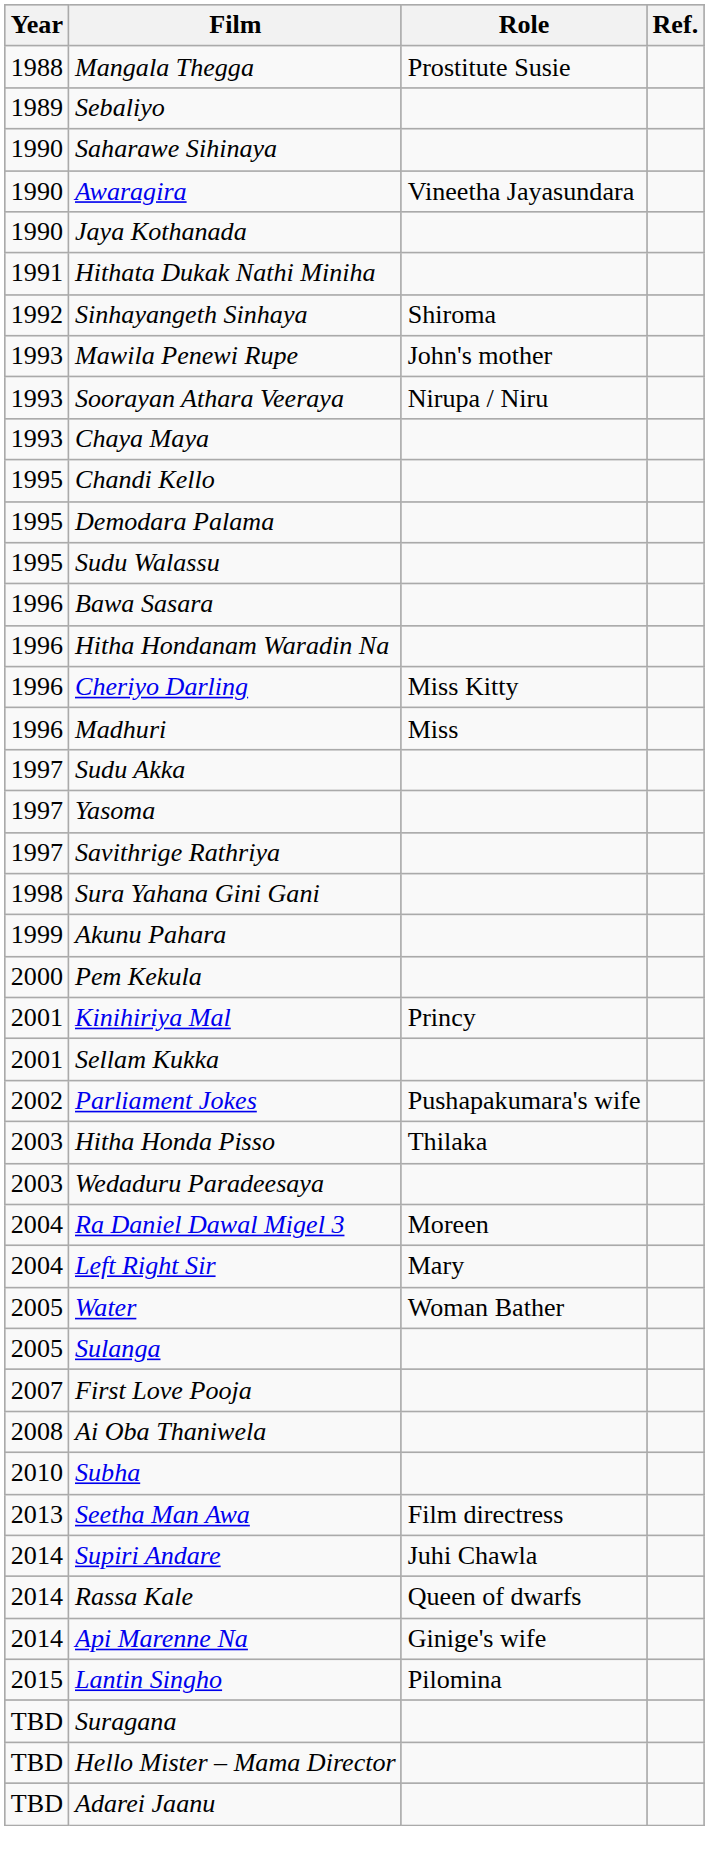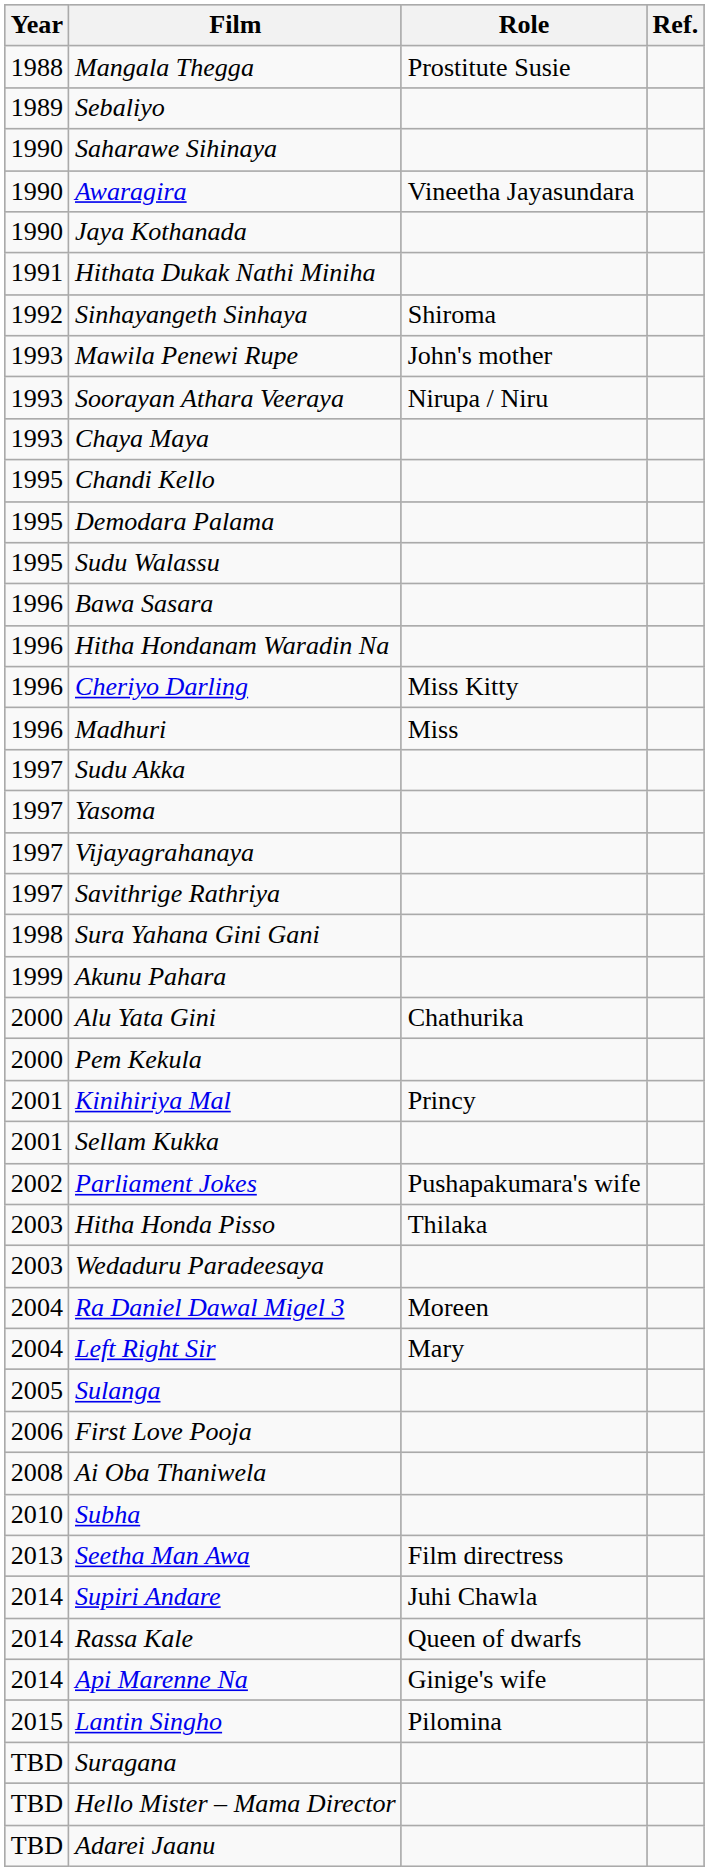+ row: (165, 852)
+ row: (146, 1017)
- row: (106, 1307)
(37, 1390) 2007 -> (37, 1431) 2006
